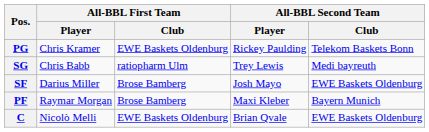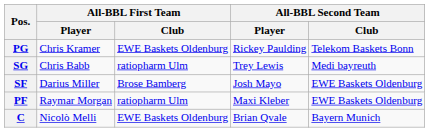(152, 100) Brose Bamberg -> (153, 100) ratiopharm Ulm
(346, 100) Bayern Munich -> (367, 100) EWE Baskets Oldenburg
(367, 118) EWE Baskets Oldenburg -> (346, 118) Bayern Munich
